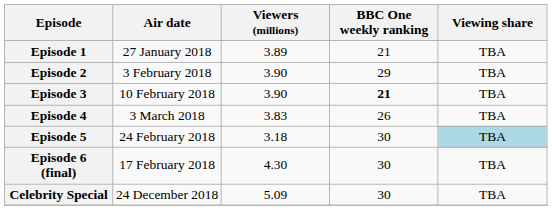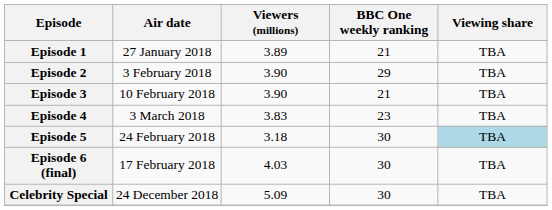(384, 94) bold -> (384, 94) normal
(384, 115) 26 -> (384, 115) 23
(276, 165) 4.30 -> (276, 165) 4.03
